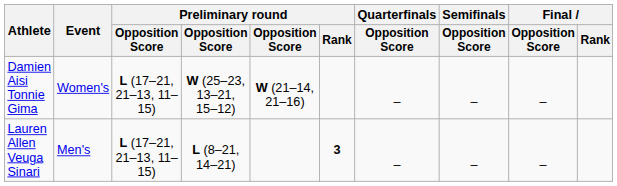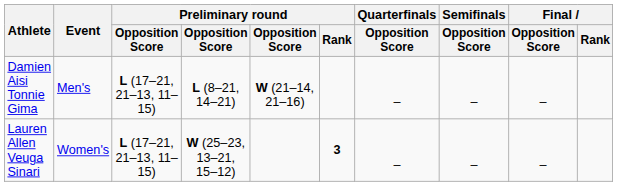(83, 88) Women's -> (74, 88) Men's
(216, 95) W (25–23, 13–21, 15–12) -> (216, 95) L (8–21, 14–21)
(74, 150) Men's -> (83, 150) Women's
(216, 157) L (8–21, 14–21) -> (216, 157) W (25–23, 13–21, 15–12)
